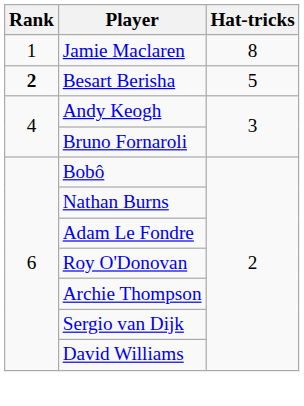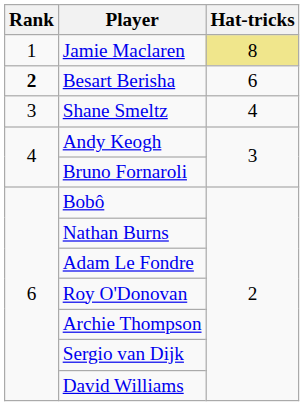(252, 50) no background -> (252, 50) khaki background
(252, 80) 5 -> (252, 80) 6
+ row: (115, 111)
